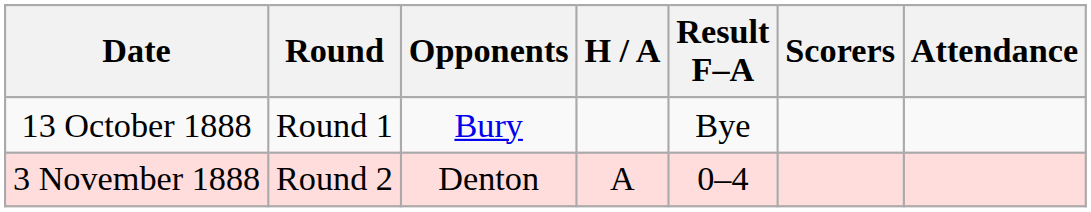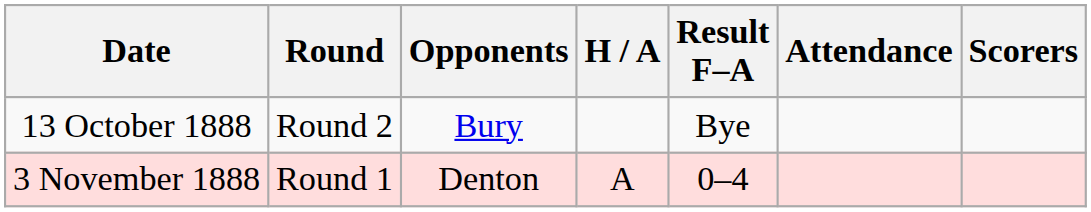columns swapped: (840, 50) <-> (994, 50)
(334, 124) Round 1 -> (334, 124) Round 2
(334, 178) Round 2 -> (334, 178) Round 1
